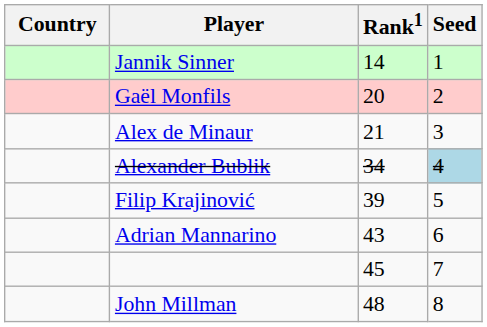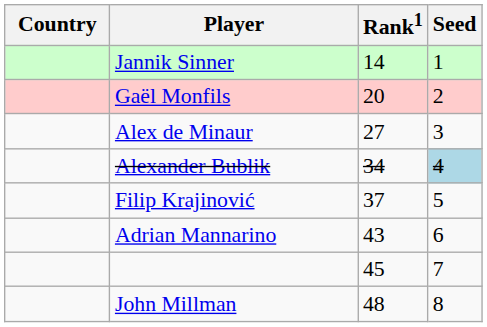(374, 131) 21 -> (374, 131) 27
(374, 200) 39 -> (374, 200) 37
